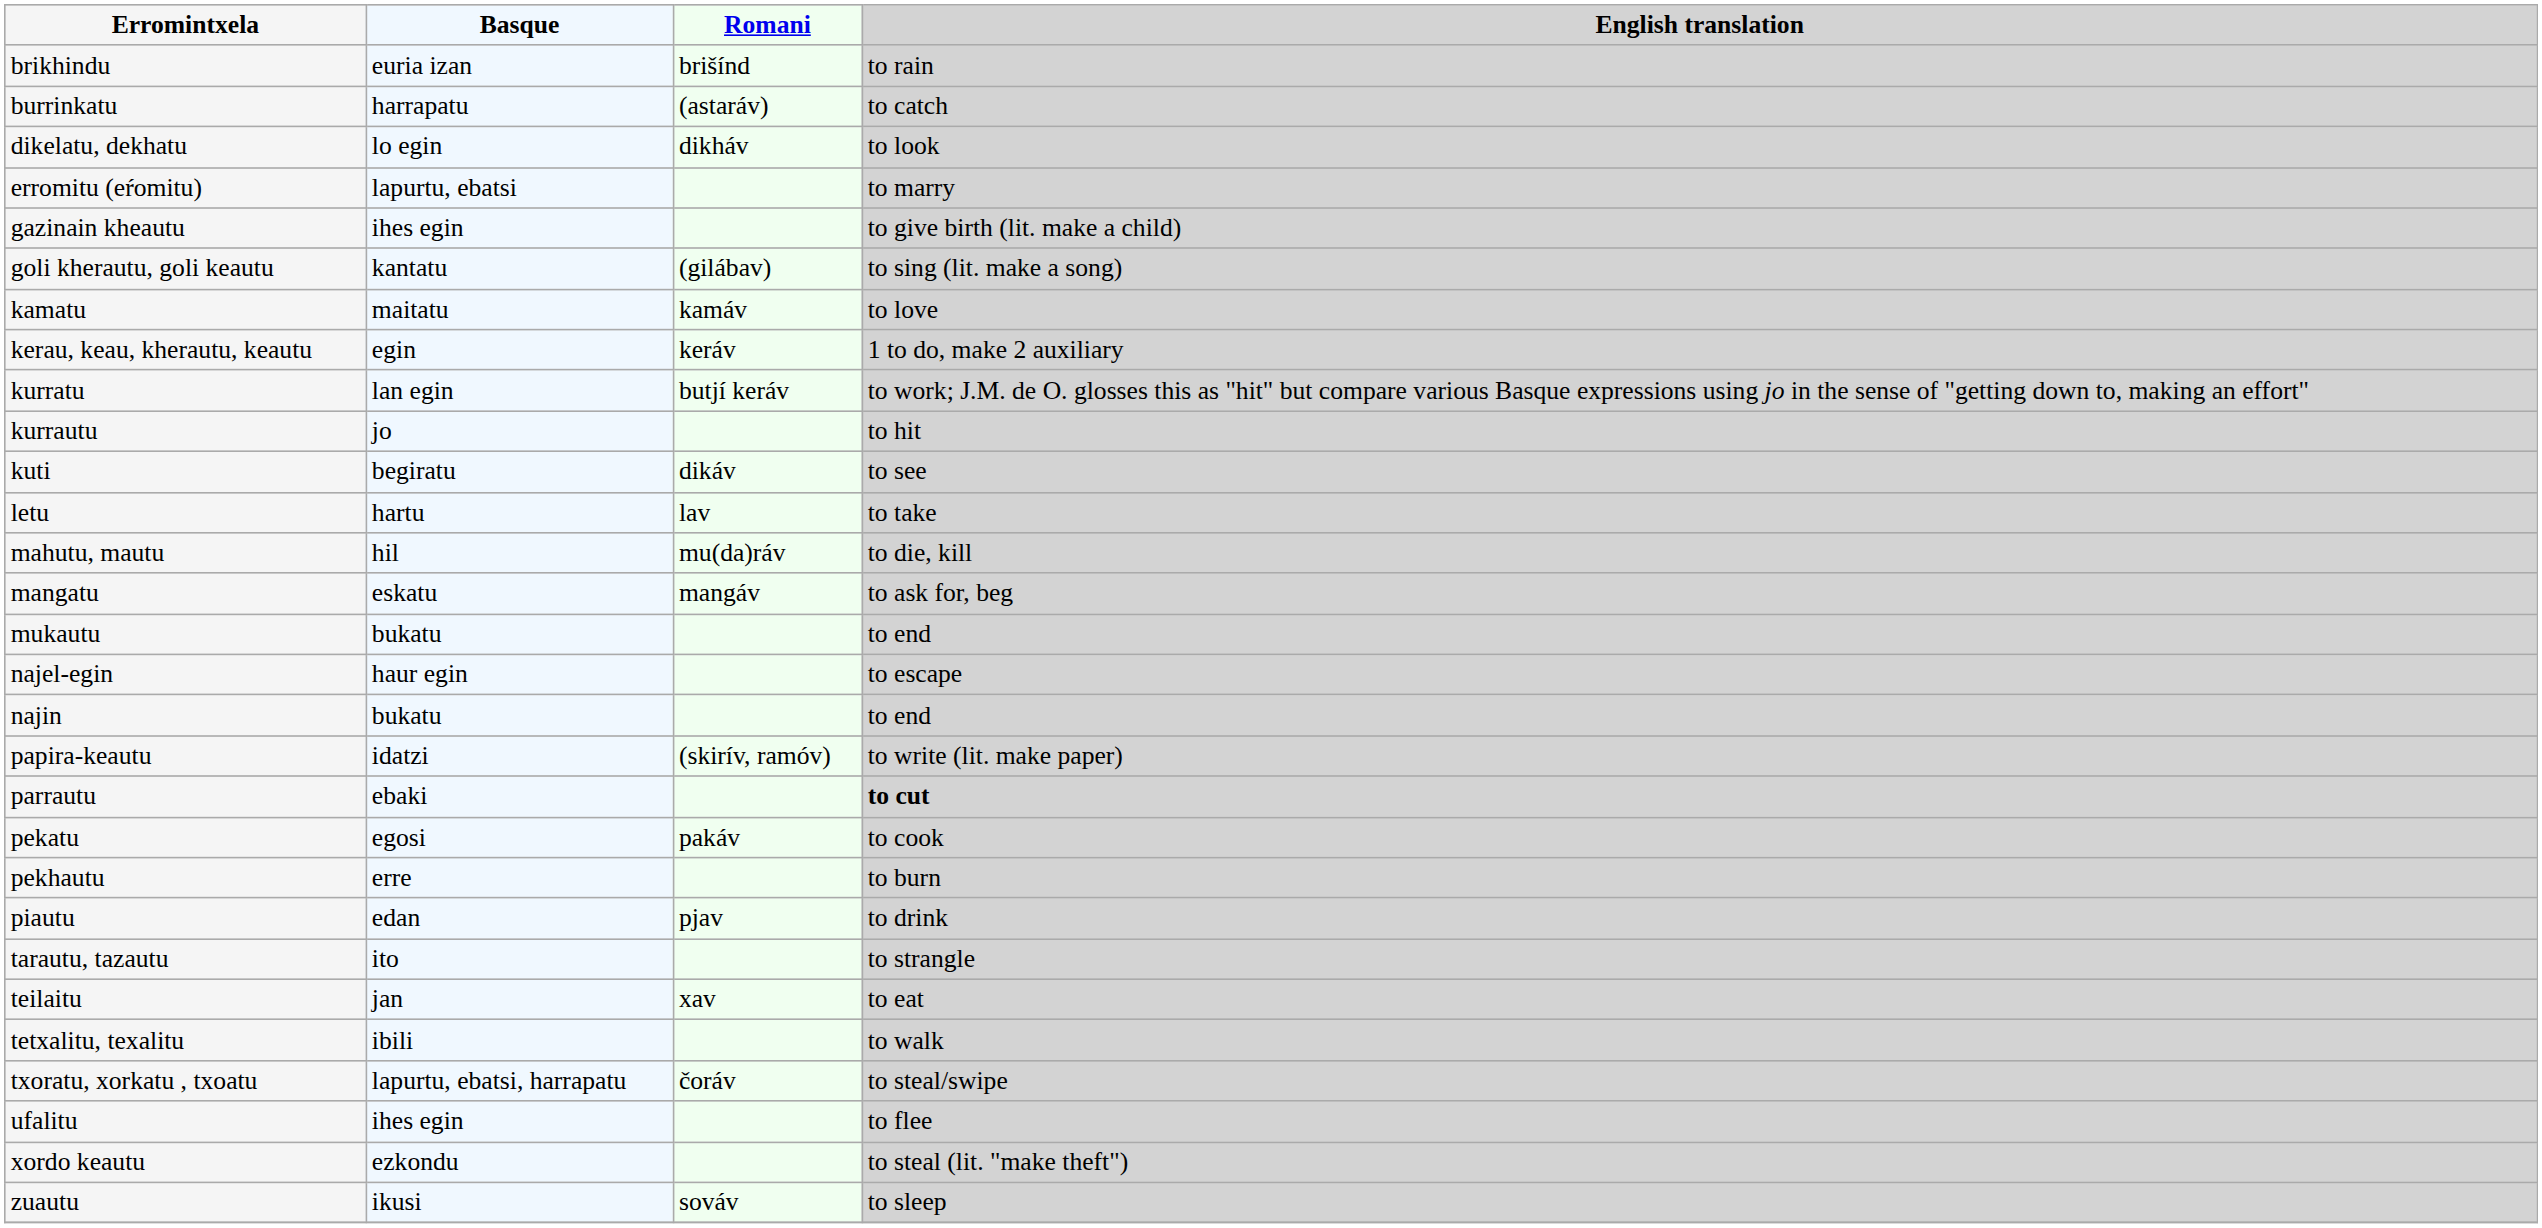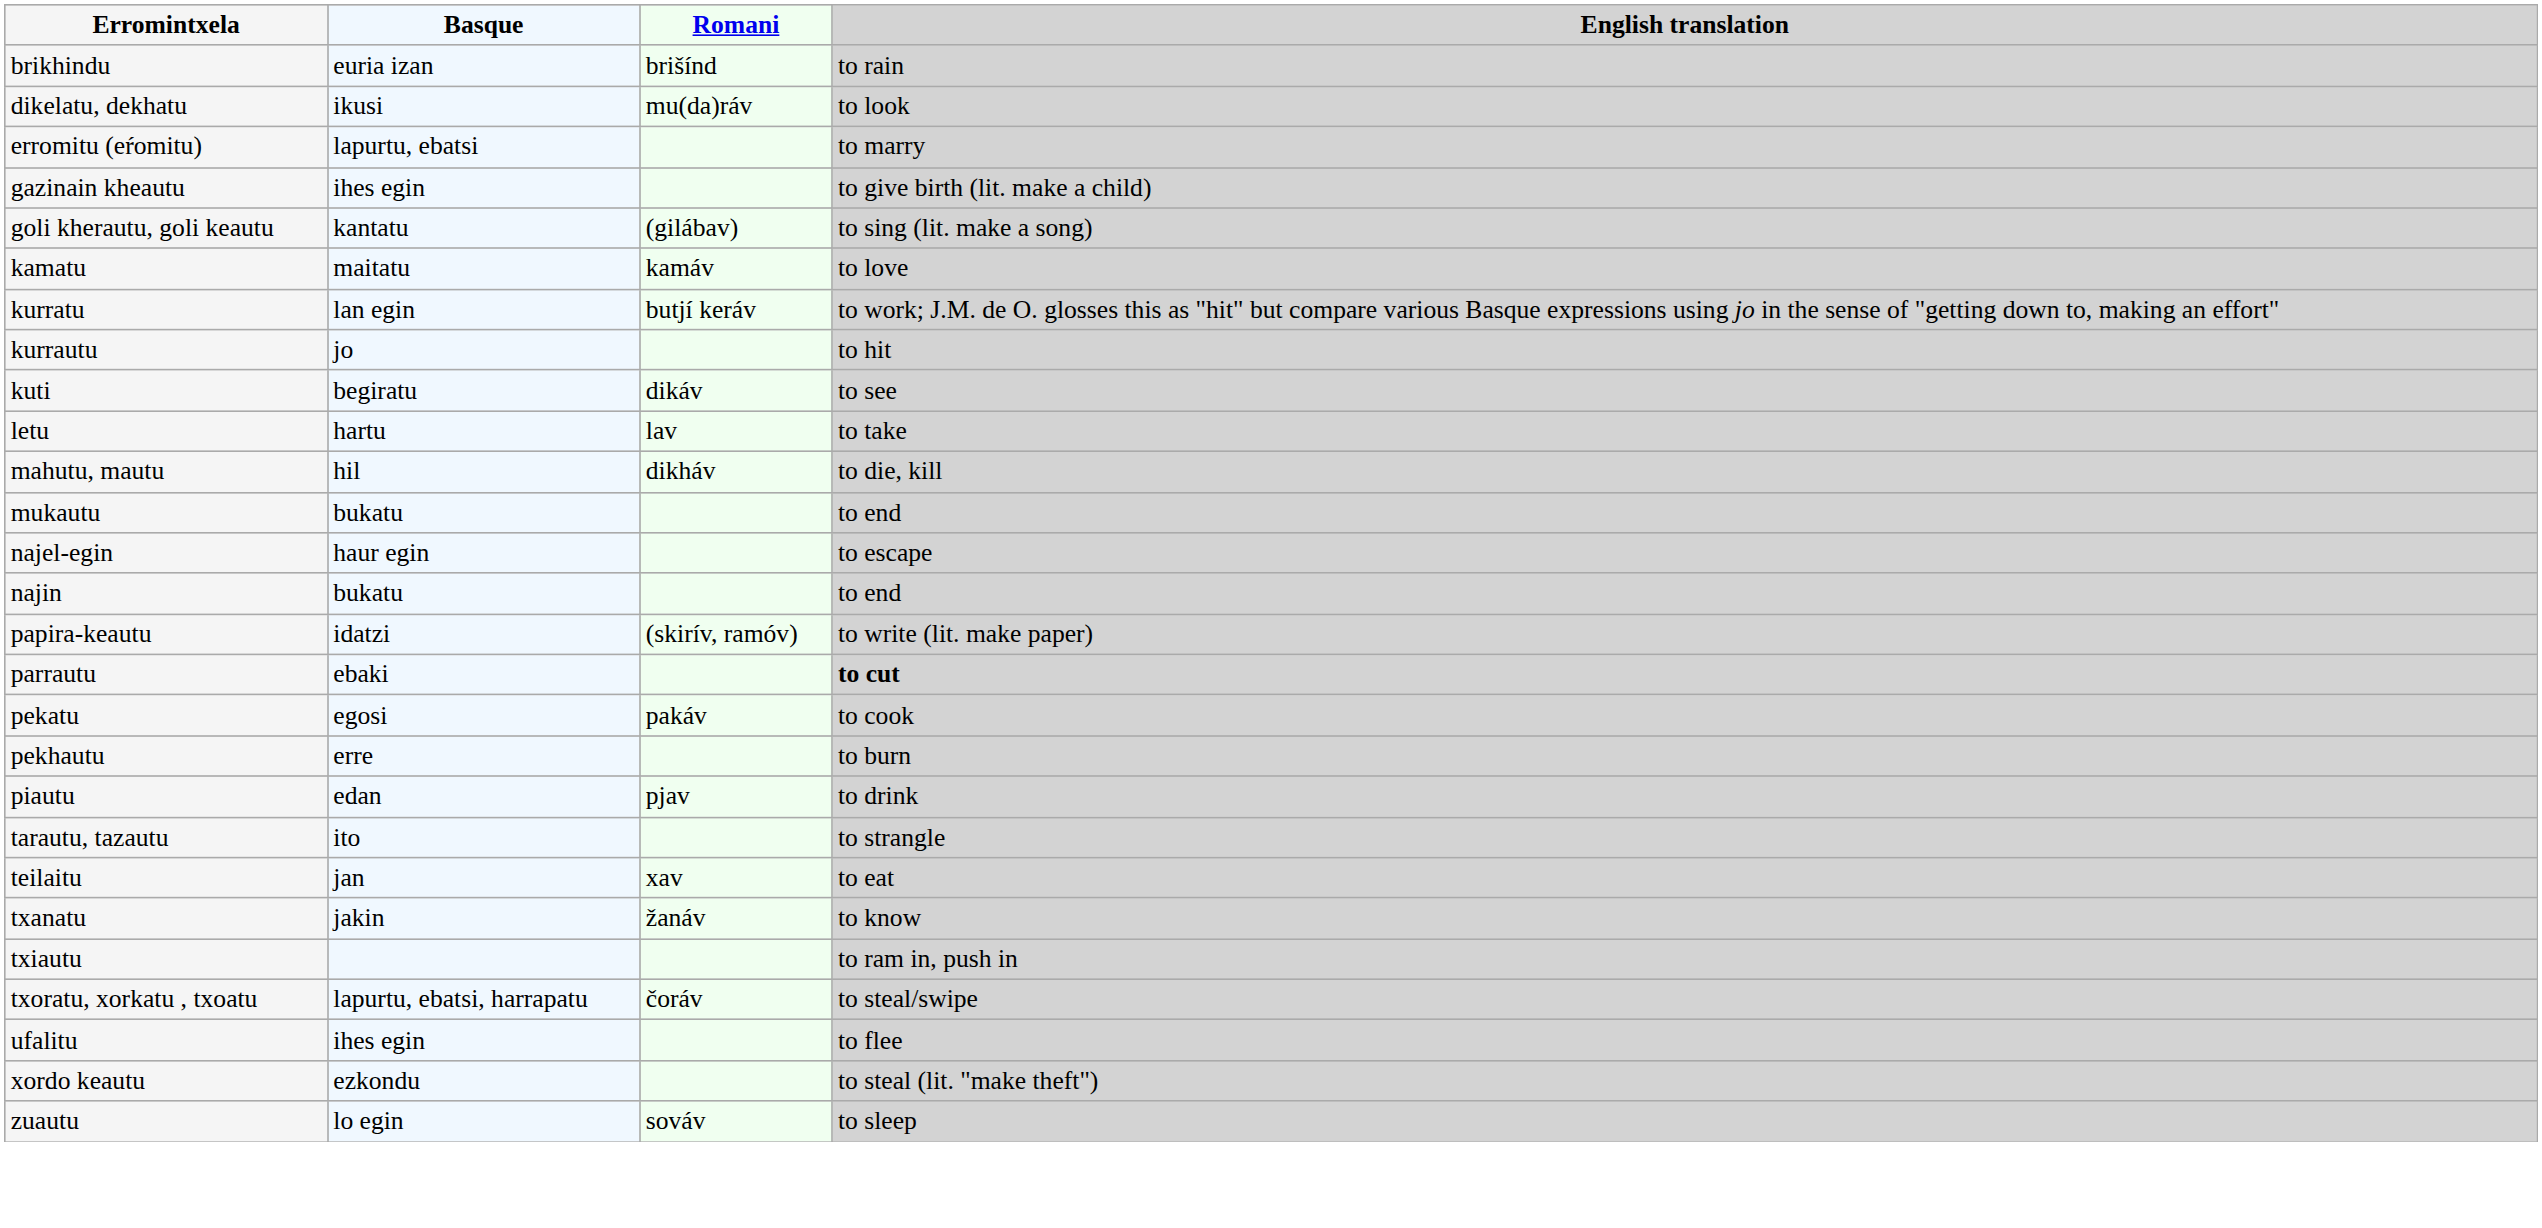- row: (64, 106)
(407, 146) lo egin -> (358, 106) ikusi
(714, 146) dikháv -> (699, 106) mu(da)ráv
- row: (161, 349)
(732, 552) mu(da)ráv -> (681, 471) dikháv
- row: (55, 593)
- row: (97, 1039)
+ row: (48, 918)
+ row: (46, 958)
(397, 1202) ikusi -> (368, 1120) lo egin
